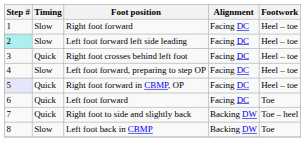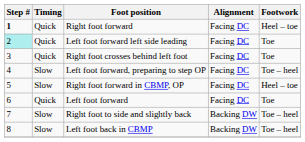(9, 26) normal -> (9, 26) bold
(43, 26) Slow -> (45, 26) Quick
(43, 41) Slow -> (45, 41) Quick
(279, 41) Heel – toe -> (268, 41) Toe
(279, 56) Heel – toe -> (268, 56) Toe
(279, 71) Heel – toe -> (280, 71) Toe – heel
(9, 85) lavender background -> (9, 85) no background
(45, 85) Quick -> (43, 85) Slow
(45, 115) Quick -> (43, 115) Slow
(268, 130) Toe -> (280, 130) Toe – heel
